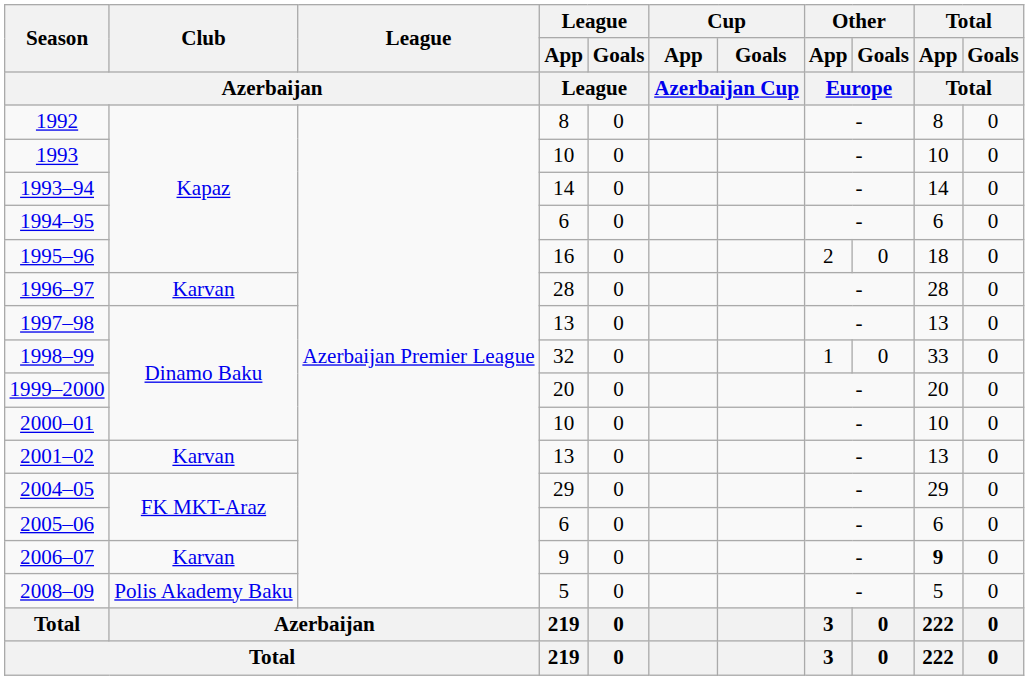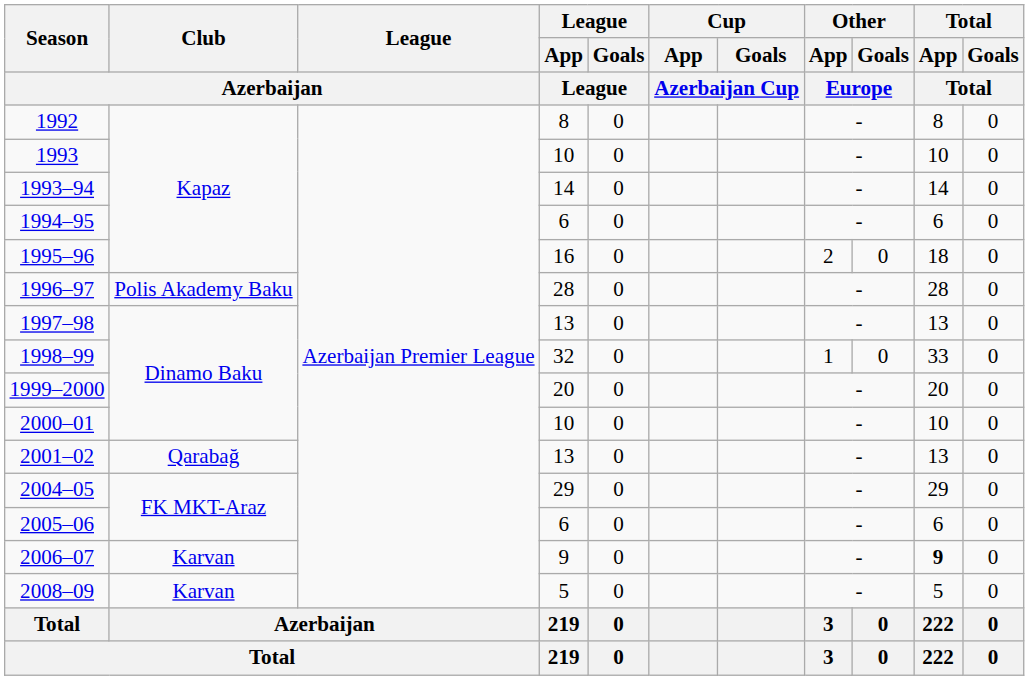(203, 289) Karvan -> (203, 289) Polis Akademy Baku
(203, 456) Karvan -> (203, 456) Qarabağ
(203, 590) Polis Akademy Baku -> (203, 590) Karvan
